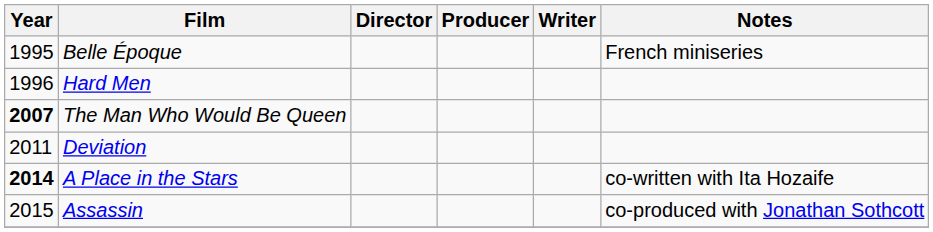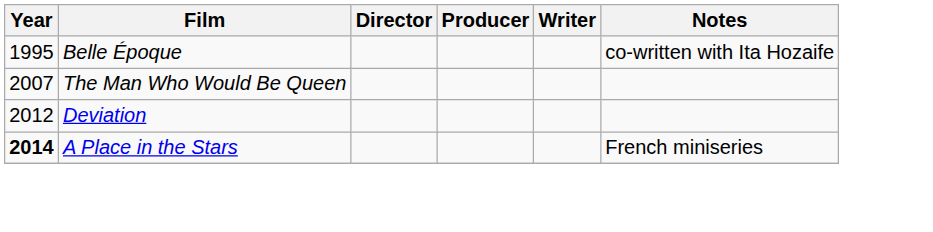(684, 52) French miniseries -> (720, 52) co-written with Ita Hozaife
- row: (107, 83)
(31, 115) bold -> (31, 83) normal
(31, 147) 2011 -> (31, 115) 2012
(720, 178) co-written with Ita Hozaife -> (684, 147) French miniseries
- row: (103, 210)
